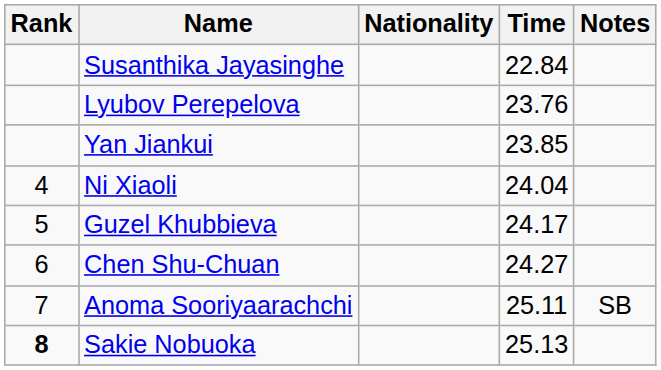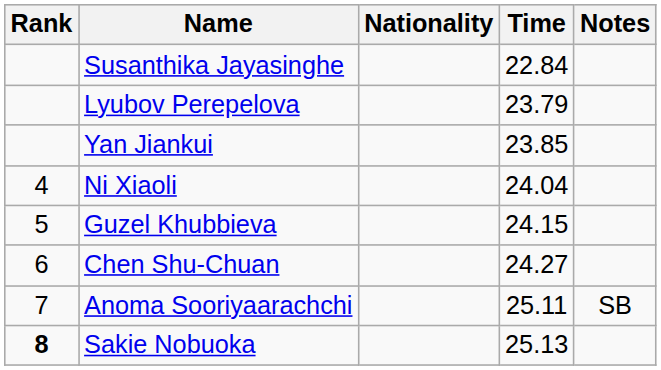(537, 104) 23.76 -> (537, 104) 23.79
(537, 225) 24.17 -> (537, 225) 24.15
